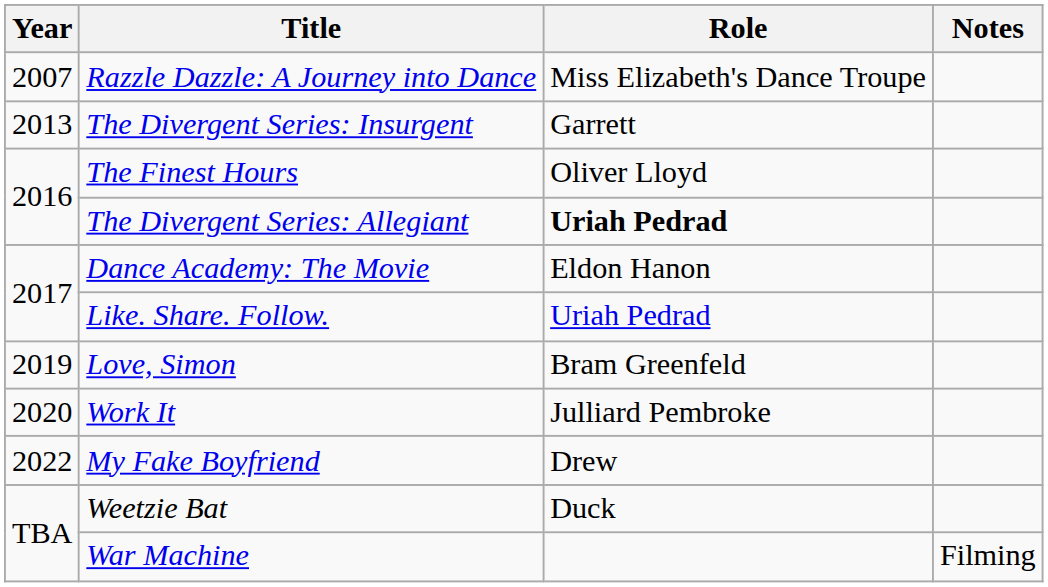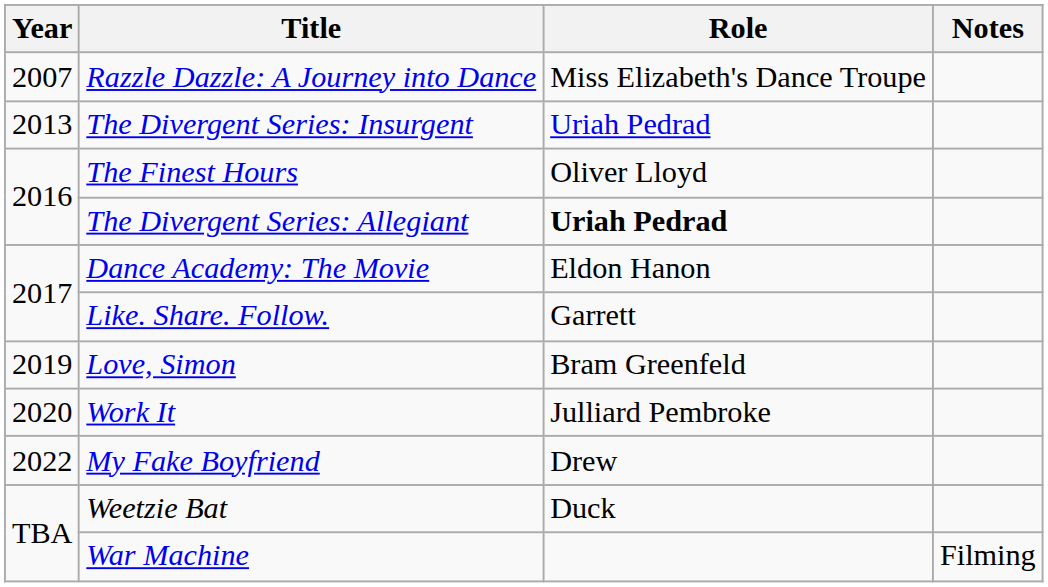(593, 124) Garrett -> (630, 124) Uriah Pedrad
(630, 316) Uriah Pedrad -> (593, 316) Garrett
